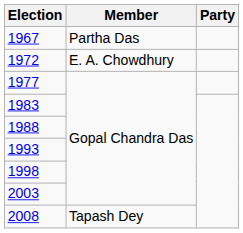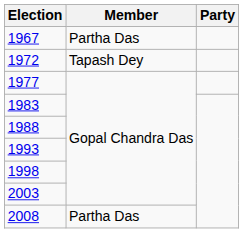(121, 60) E. A. Chowdhury -> (106, 60) Tapash Dey
(106, 216) Tapash Dey -> (104, 216) Partha Das
